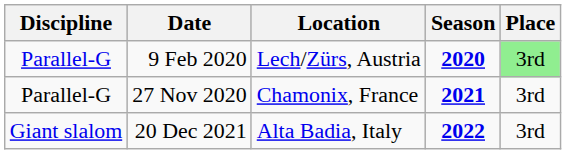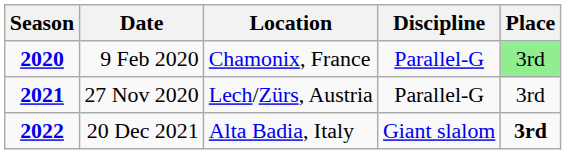columns swapped: (463, 22) <-> (66, 22)
(339, 58) Lech/Zürs, Austria -> (290, 58) Chamonix, France
(338, 94) Chamonix, France -> (291, 94) Lech/Zürs, Austria
(530, 131) normal -> (530, 131) bold
